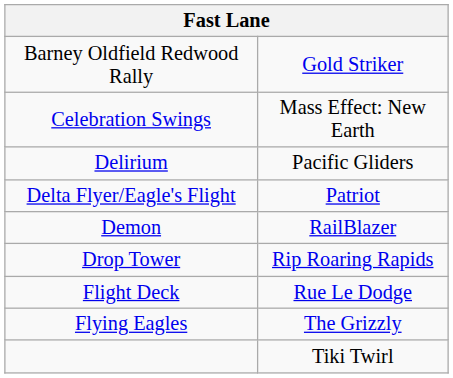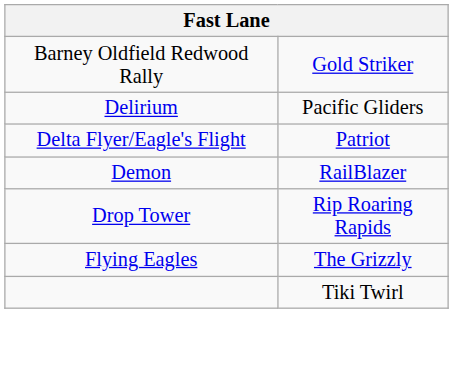- row: (131, 119)
- row: (131, 291)
